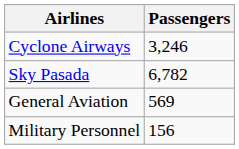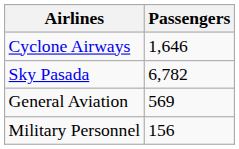(168, 46) 3,246 -> (168, 46) 1,646
